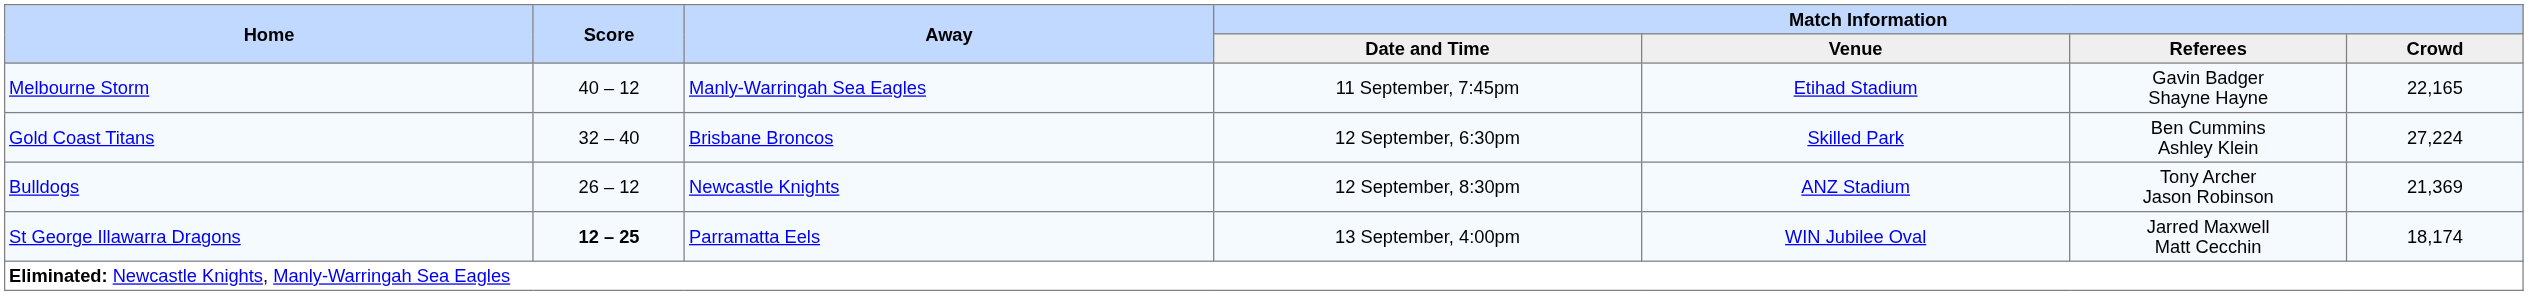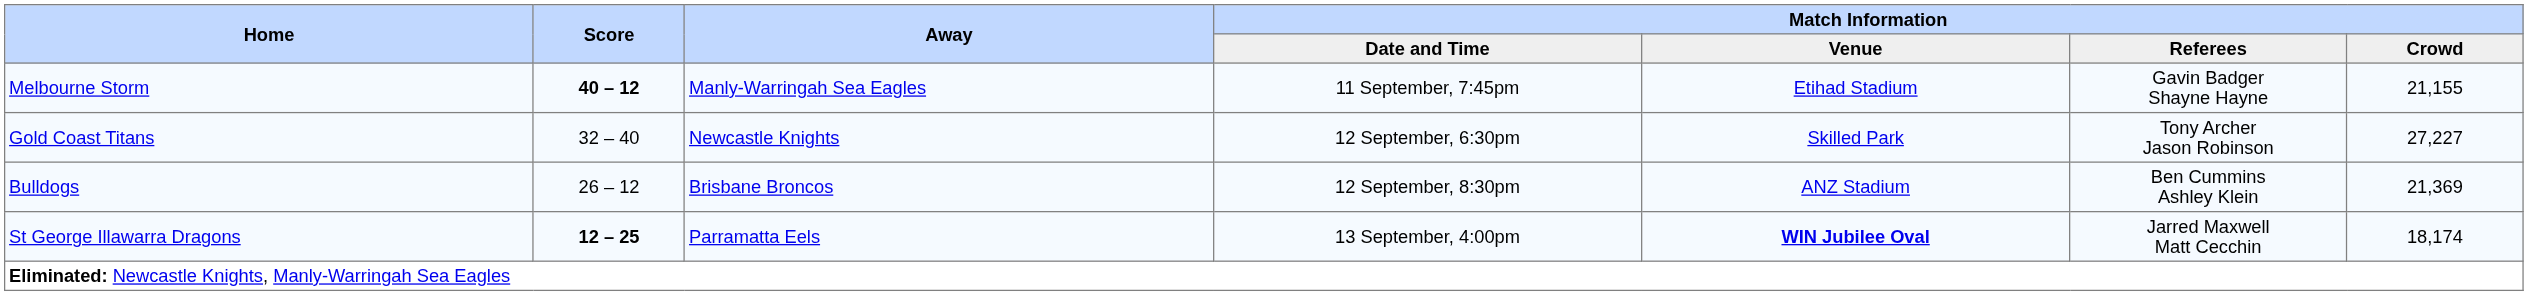(609, 88) normal -> (609, 88) bold
(2435, 88) 22,165 -> (2435, 88) 21,155
(761, 137) Brisbane Broncos -> (764, 137) Newcastle Knights
(2208, 137) Ben Cummins Ashley Klein -> (2208, 137) Tony Archer Jason Robinson
(2435, 137) 27,224 -> (2435, 137) 27,227
(764, 187) Newcastle Knights -> (761, 187) Brisbane Broncos
(2208, 187) Tony Archer Jason Robinson -> (2208, 187) Ben Cummins Ashley Klein
(1856, 236) normal -> (1856, 236) bold
